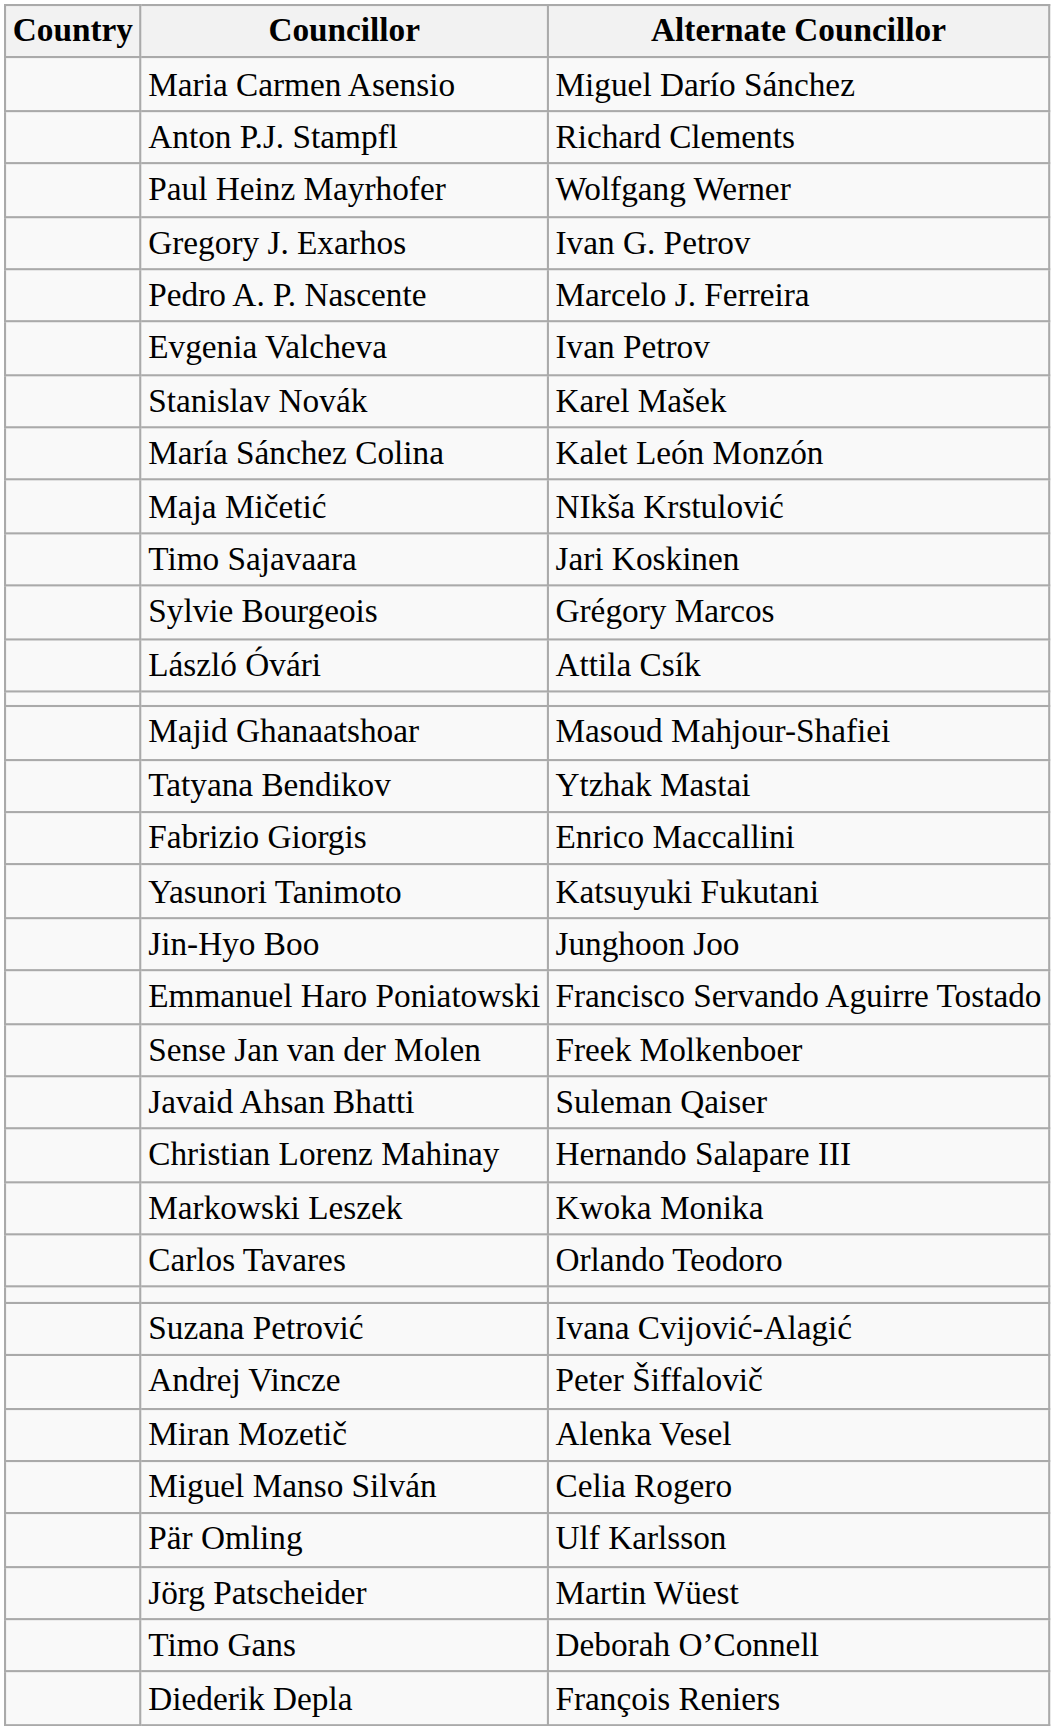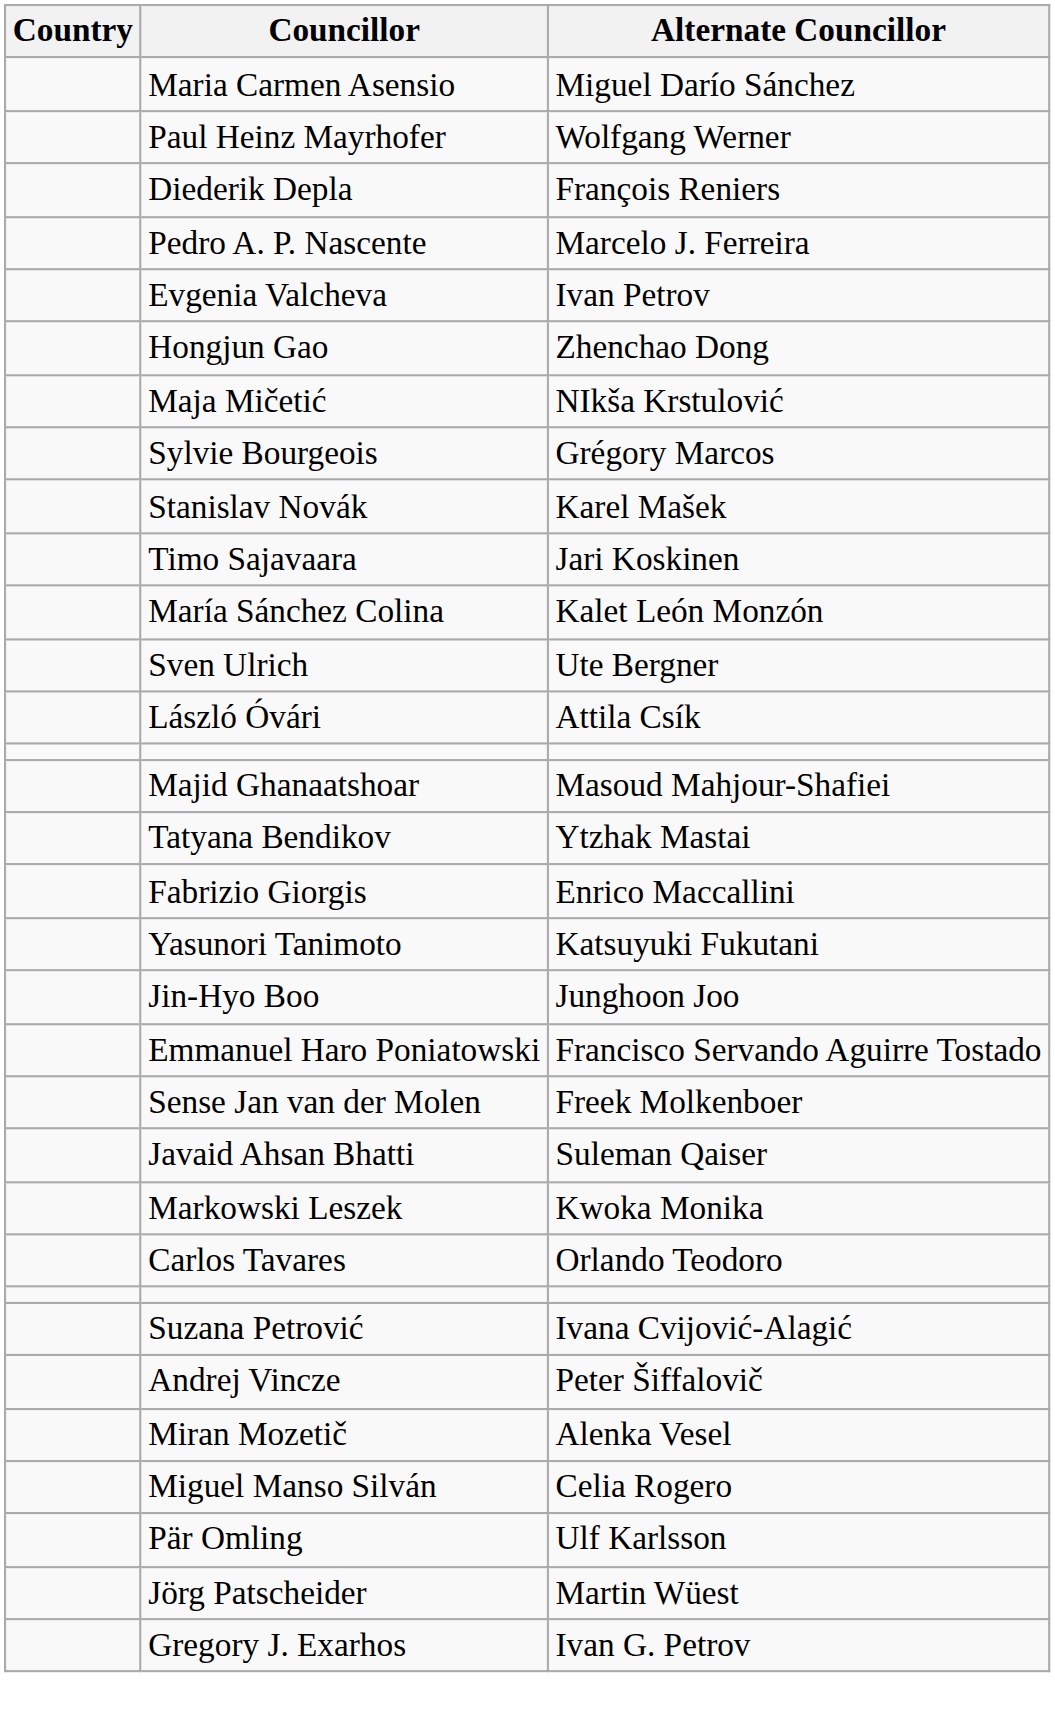- row: (273, 136)
rows swapped: (250, 1697) <-> (277, 242)
+ row: (238, 347)
rows swapped: (237, 505) <-> (258, 400)
rows swapped: (296, 453) <-> (263, 611)
+ row: (228, 664)
- row: (324, 1154)
- row: (222, 1644)
